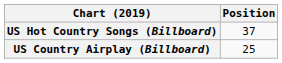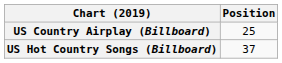rows swapped: (112, 49) <-> (112, 31)
